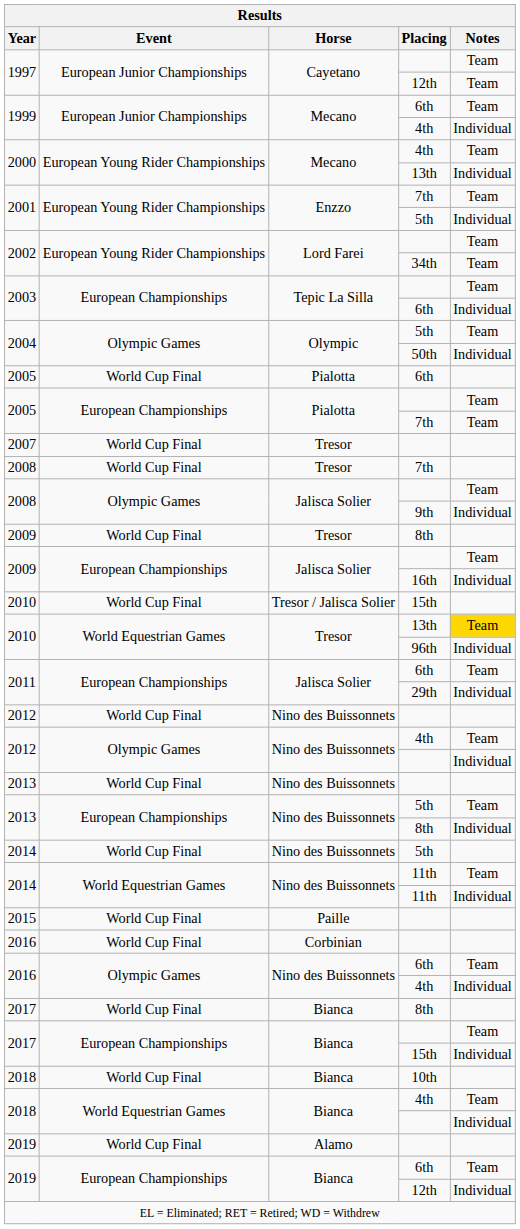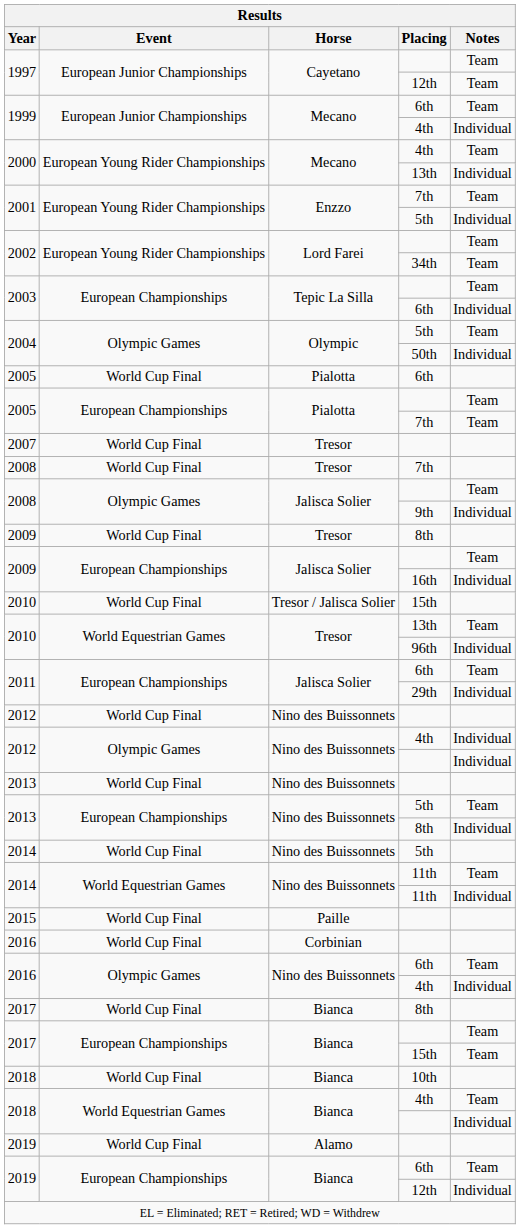(483, 625) gold background -> (483, 625) no background
(483, 738) Team -> (483, 738) Individual
(483, 1054) Individual -> (483, 1054) Team
